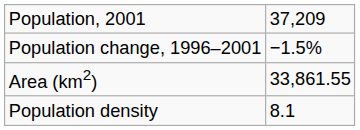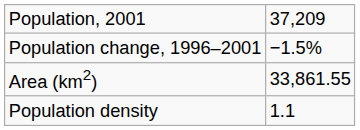(282, 110) 8.1 -> (282, 110) 1.1
